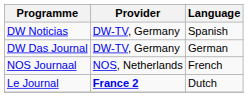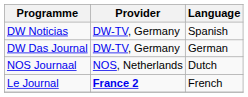(205, 66) French -> (202, 66) Dutch
(202, 84) Dutch -> (205, 84) French
